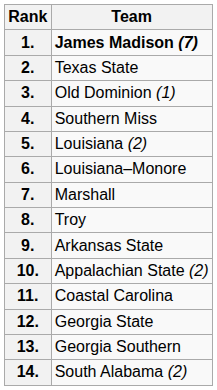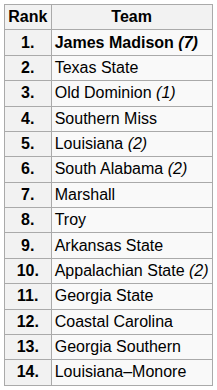(121, 169) Louisiana–Monore -> (121, 169) South Alabama (2)
(114, 296) Coastal Carolina -> (104, 296) Georgia State
(104, 321) Georgia State -> (114, 321) Coastal Carolina
(121, 372) South Alabama (2) -> (121, 372) Louisiana–Monore
